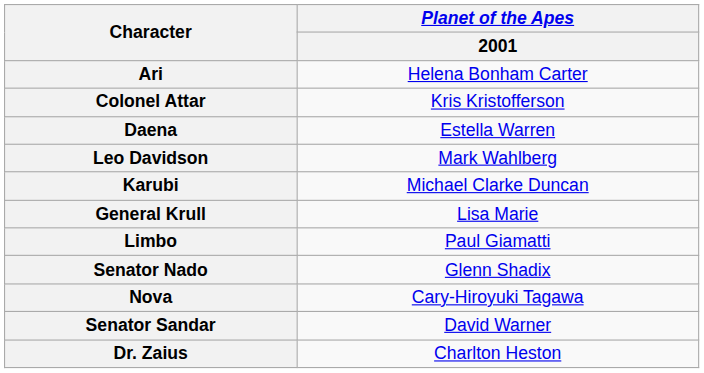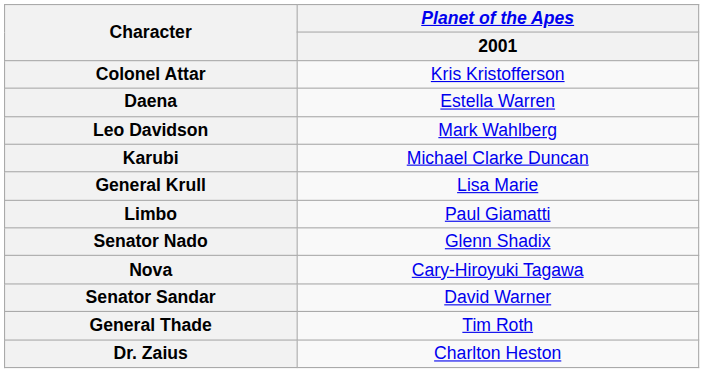- row: (151, 74)
+ row: (151, 325)
